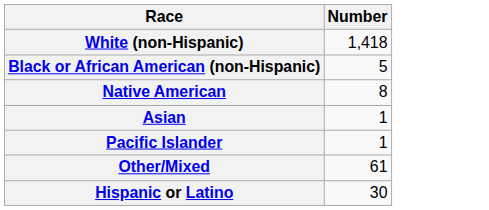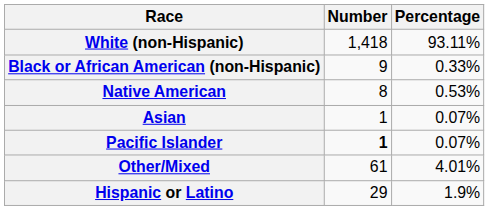+ column: (437, 17)
(383, 67) 5 -> (383, 67) 9
(383, 142) normal -> (383, 142) bold
(379, 192) 30 -> (379, 192) 29
